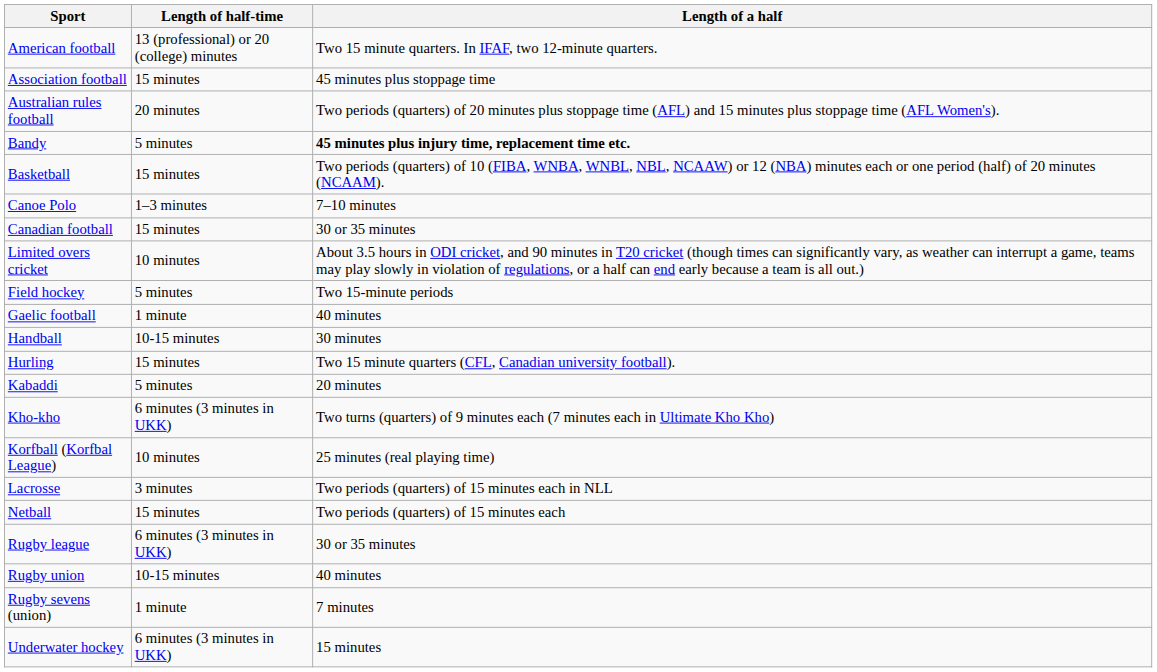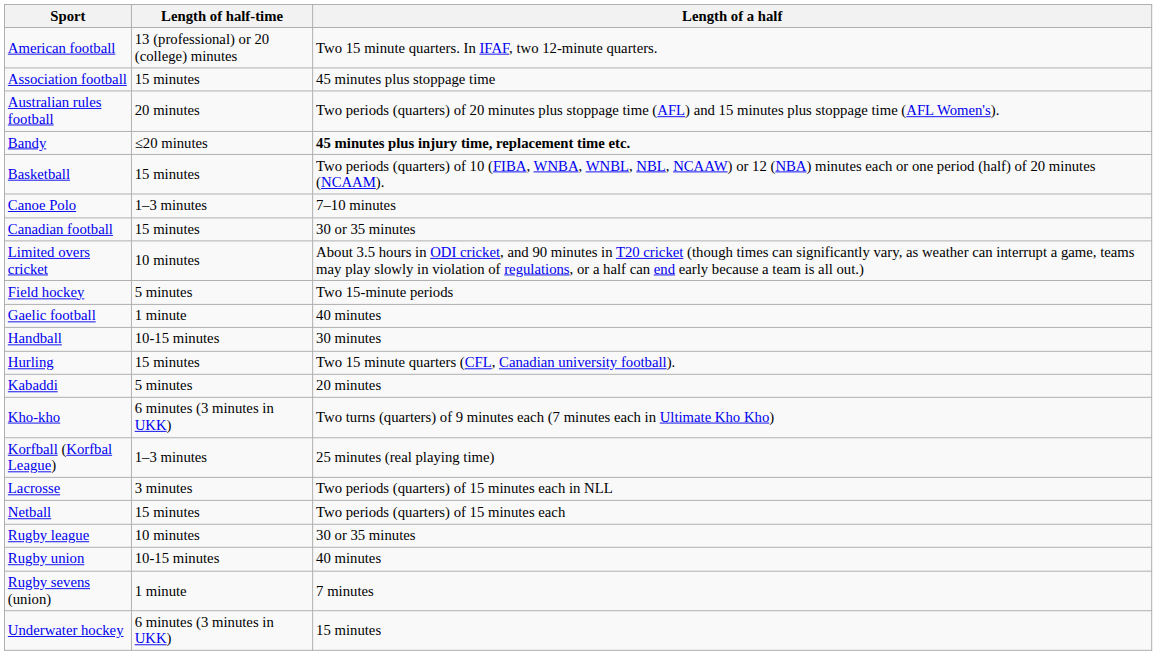(164, 142) 5 minutes -> (171, 142) ≤20 minutes
(167, 457) 10 minutes -> (171, 457) 1–3 minutes
(204, 544) 6 minutes (3 minutes in UKK) -> (167, 535) 10 minutes
